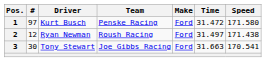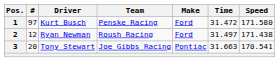(32, 47) 30 -> (32, 47) 20
(184, 47) Ford -> (191, 47) Pontiac
